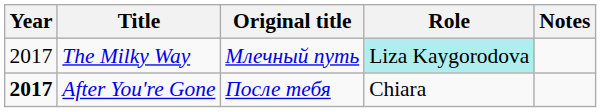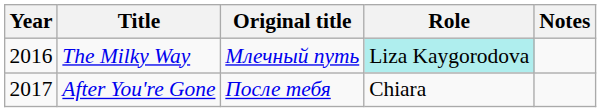(31, 55) 2017 -> (31, 55) 2016
(31, 89) bold -> (31, 89) normal
